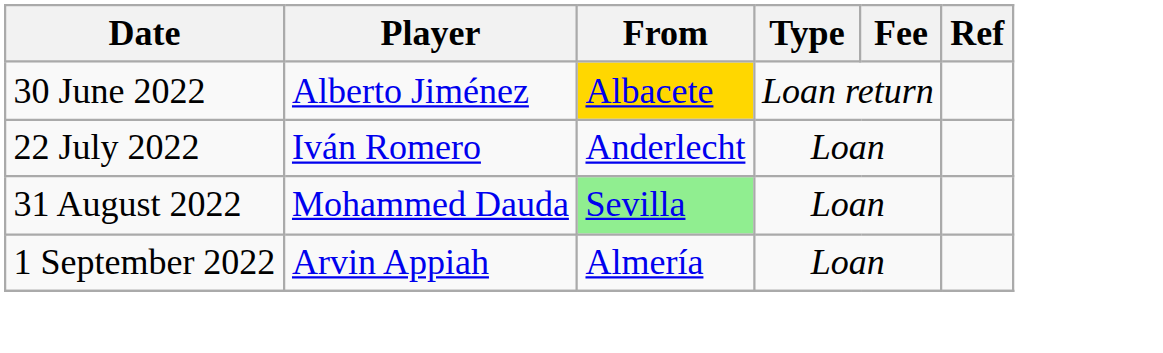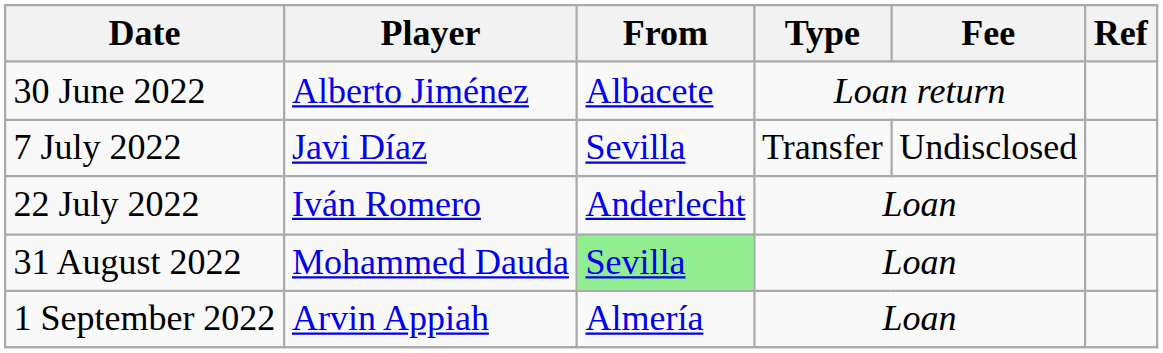(649, 90) gold background -> (649, 90) no background
+ row: (97, 147)
